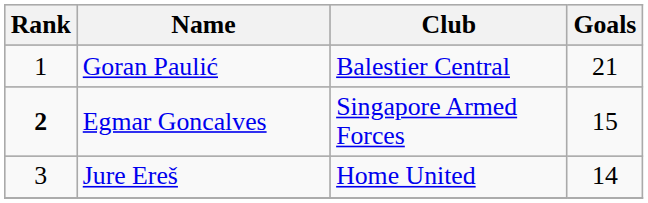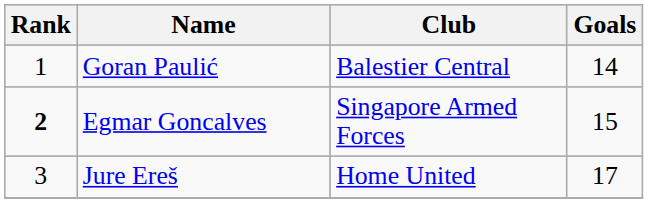(605, 65) 21 -> (605, 65) 14
(605, 176) 14 -> (605, 176) 17
